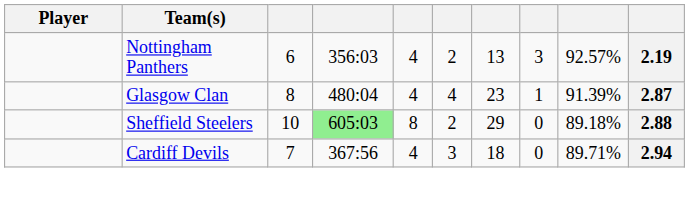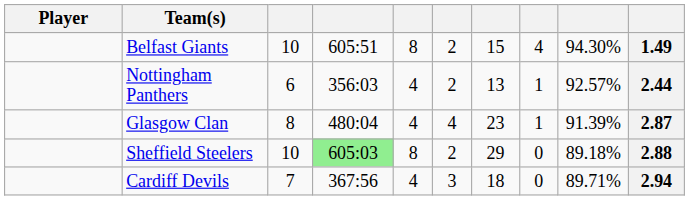+ row: (177, 47)
(539, 57) 3 -> (539, 85) 1
(656, 57) 2.19 -> (656, 85) 2.44
